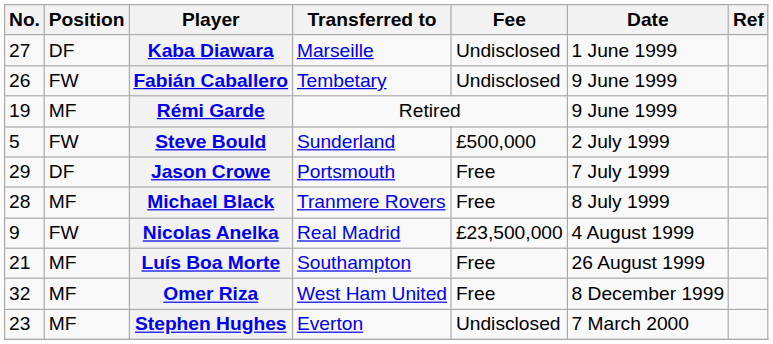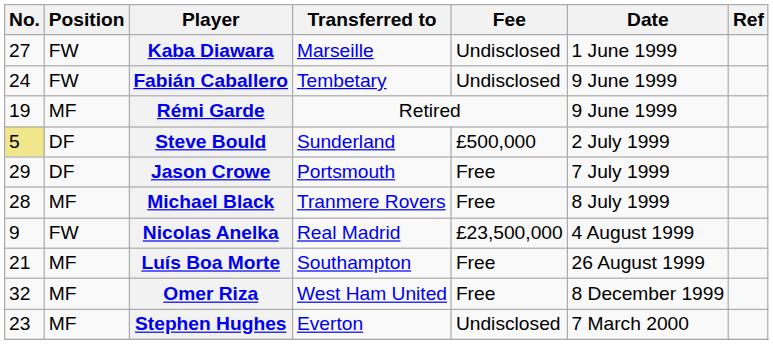(62, 50) DF -> (64, 50) FW
(20, 80) 26 -> (20, 80) 24
(14, 141) no background -> (14, 141) khaki background
(64, 141) FW -> (62, 141) DF
